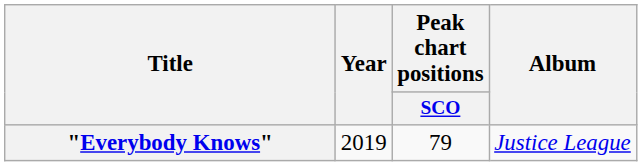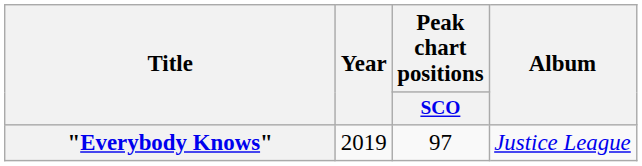(440, 142) 79 -> (440, 142) 97
